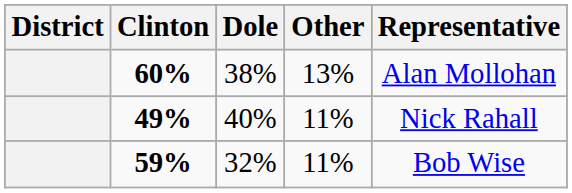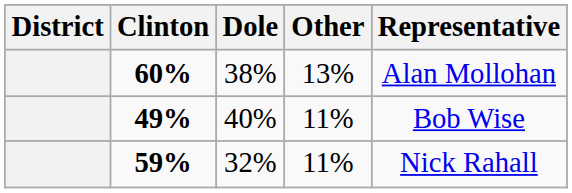(469, 118) Nick Rahall -> (469, 118) Bob Wise
(469, 163) Bob Wise -> (469, 163) Nick Rahall
